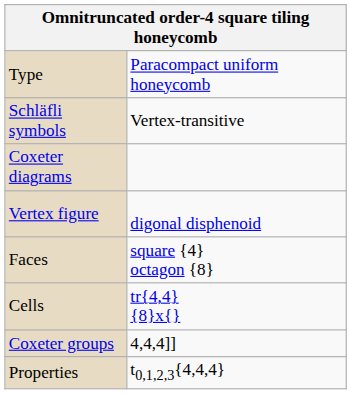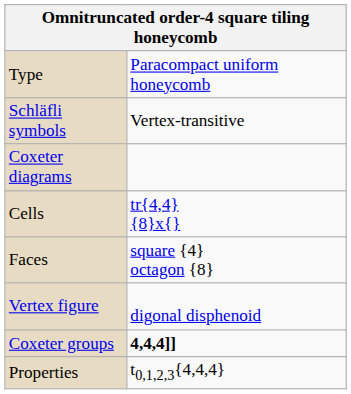rows swapped: (26, 306) <-> (54, 213)
(153, 343) normal -> (153, 343) bold
